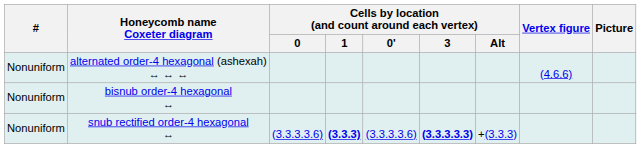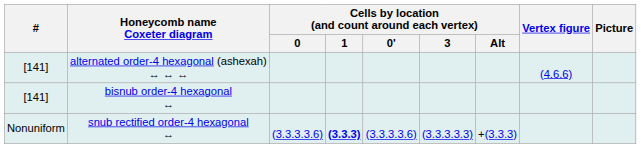(36, 67) Nonuniform -> (36, 67) [141]
(36, 98) Nonuniform -> (36, 98) [141]
(447, 134) bold -> (447, 134) normal
